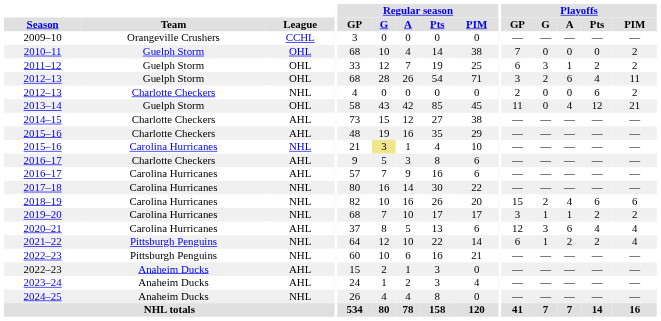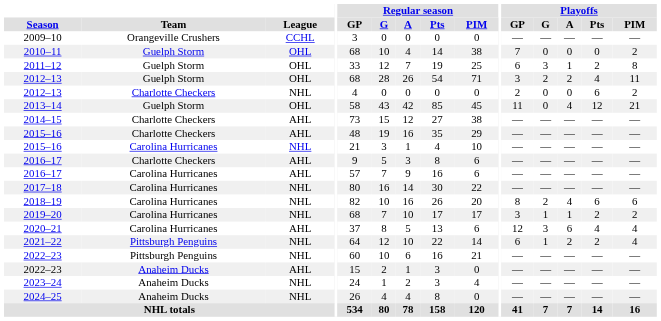(635, 65) 2 -> (635, 65) 8
(570, 78) 6 -> (570, 78) 2
(384, 146) khaki background -> (384, 146) no background
(517, 201) 15 -> (517, 201) 8
(300, 282) AHL -> (300, 282) NHL
